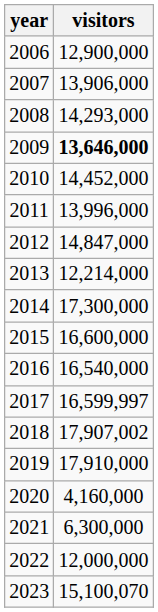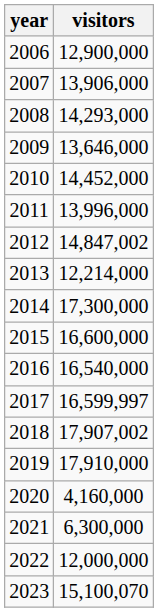(103, 147) bold -> (103, 147) normal
(103, 242) 14,847,000 -> (103, 242) 14,847,002
